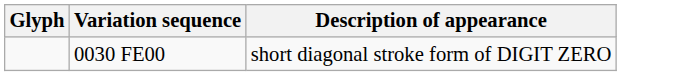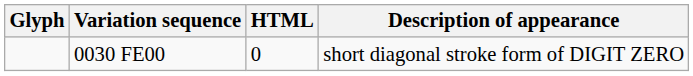+ column: (282, 20)
